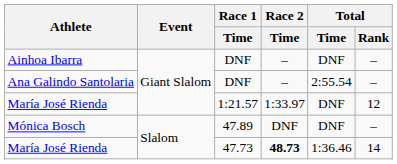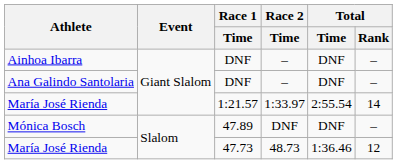(331, 82) 2:55.54 -> (331, 82) DNF
(331, 104) DNF -> (331, 104) 2:55.54
(374, 104) 12 -> (374, 104) 14
(285, 148) bold -> (285, 148) normal
(374, 148) 14 -> (374, 148) 12
